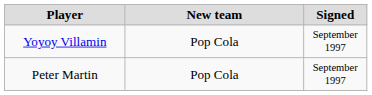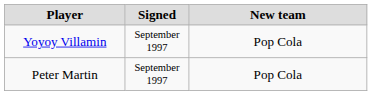columns swapped: (335, 14) <-> (214, 14)
